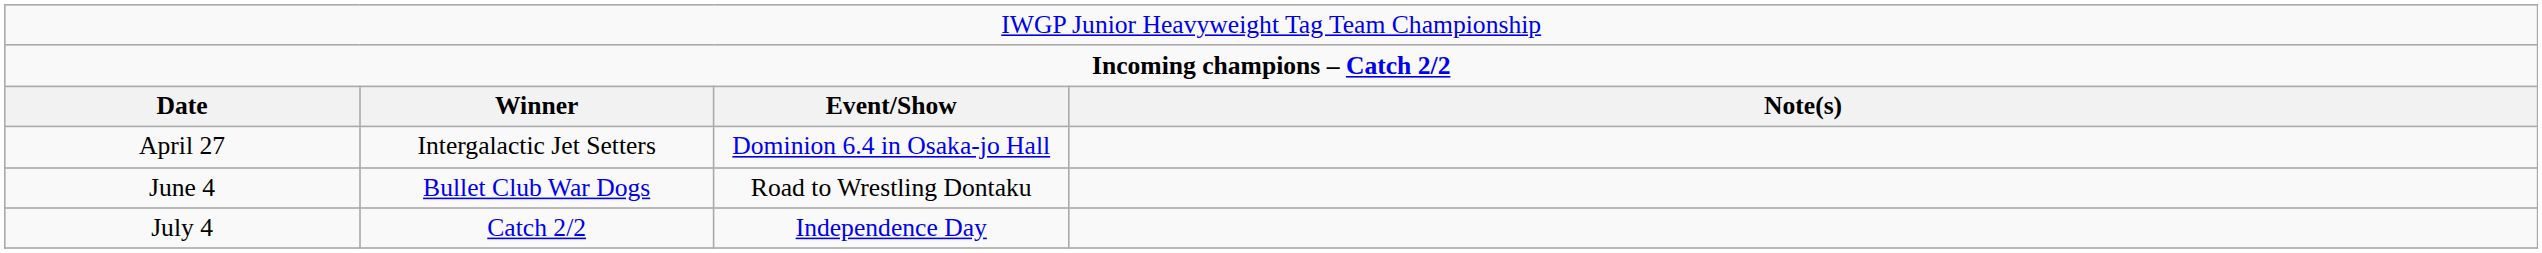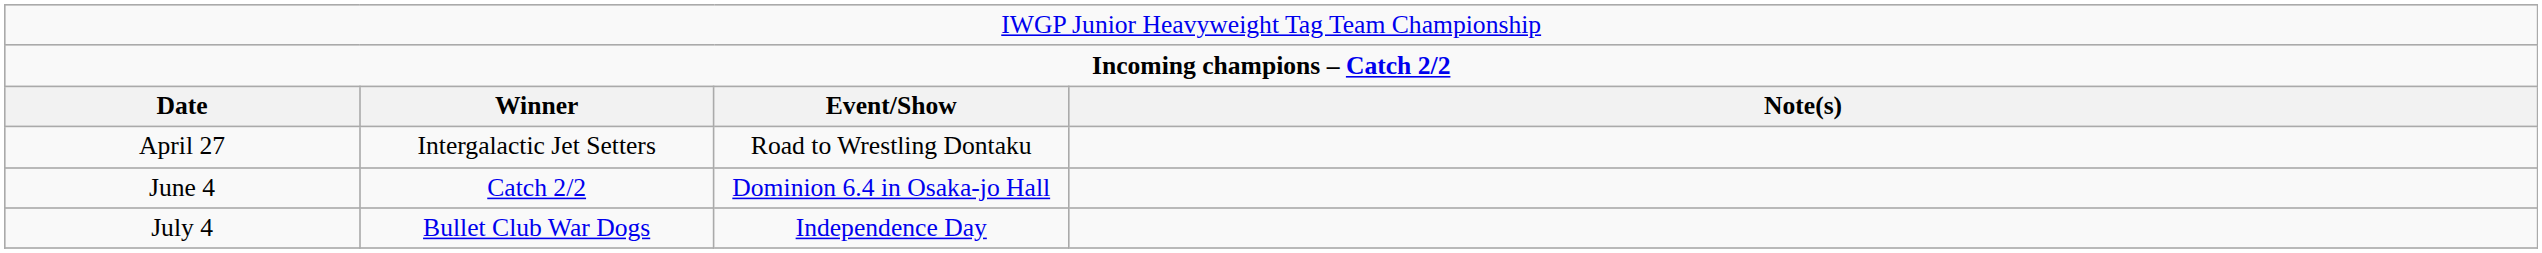(891, 146) Dominion 6.4 in Osaka-jo Hall -> (891, 146) Road to Wrestling Dontaku
(537, 187) Bullet Club War Dogs -> (537, 187) Catch 2/2
(891, 187) Road to Wrestling Dontaku -> (891, 187) Dominion 6.4 in Osaka-jo Hall
(537, 227) Catch 2/2 -> (537, 227) Bullet Club War Dogs
